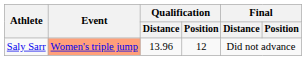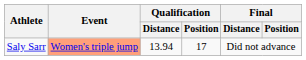(161, 47) 13.96 -> (161, 47) 13.94
(201, 47) 12 -> (201, 47) 17
